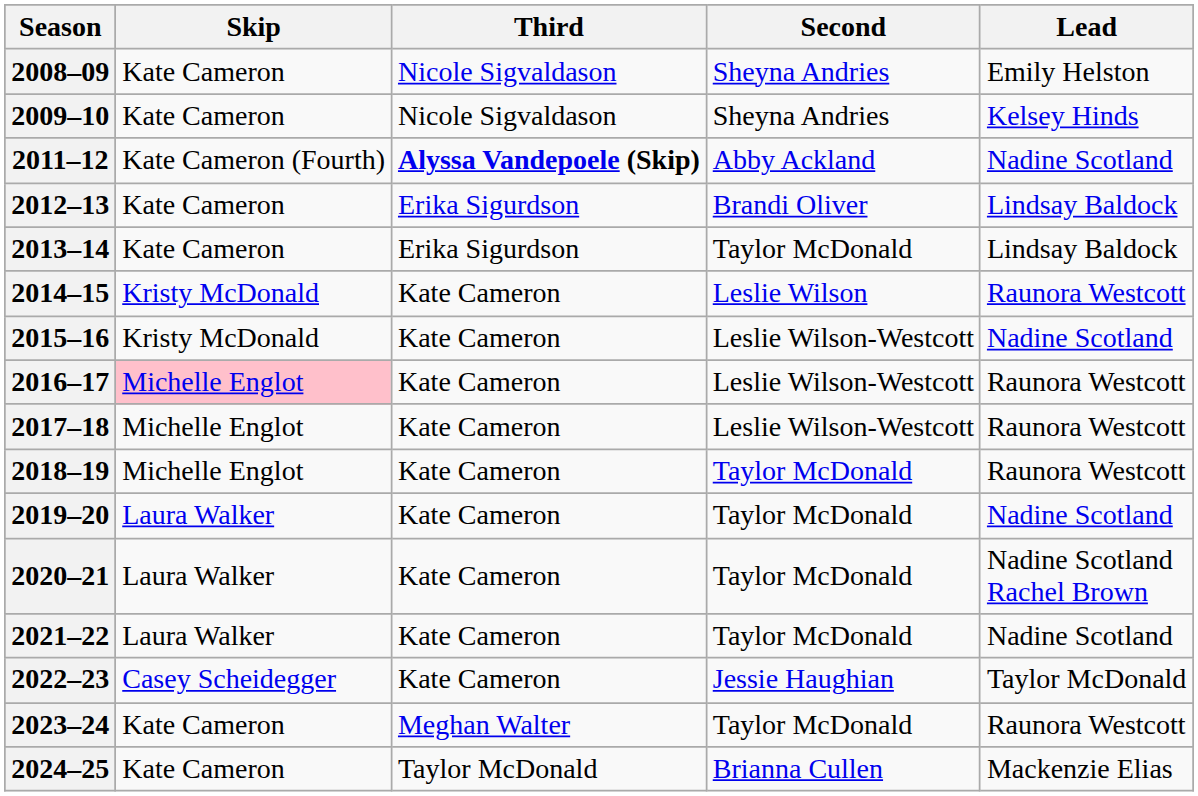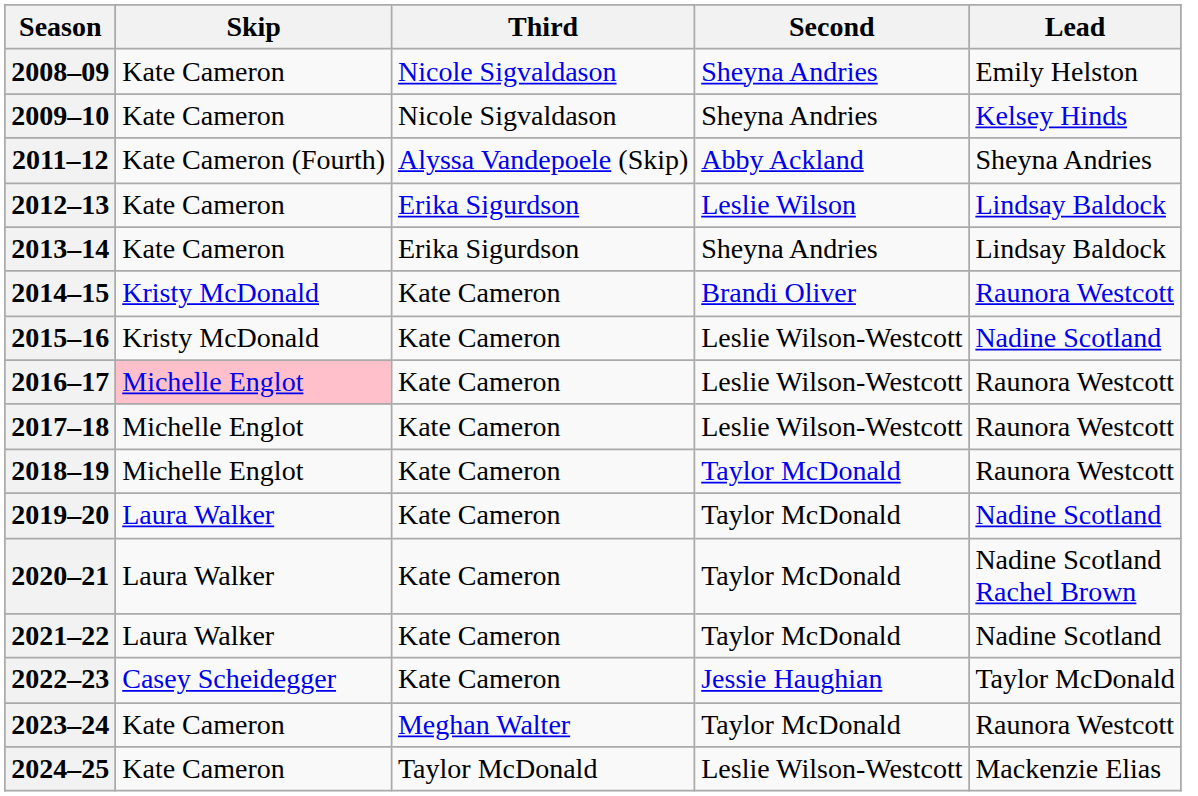(549, 159) bold -> (543, 159) normal
(1080, 159) Nadine Scotland -> (1064, 159) Sheyna Andries
(790, 204) Brandi Oliver -> (779, 204) Leslie Wilson
(812, 248) Taylor McDonald -> (789, 248) Sheyna Andries
(790, 293) Leslie Wilson -> (779, 293) Brandi Oliver
(798, 768) Brianna Cullen -> (832, 768) Leslie Wilson-Westcott
